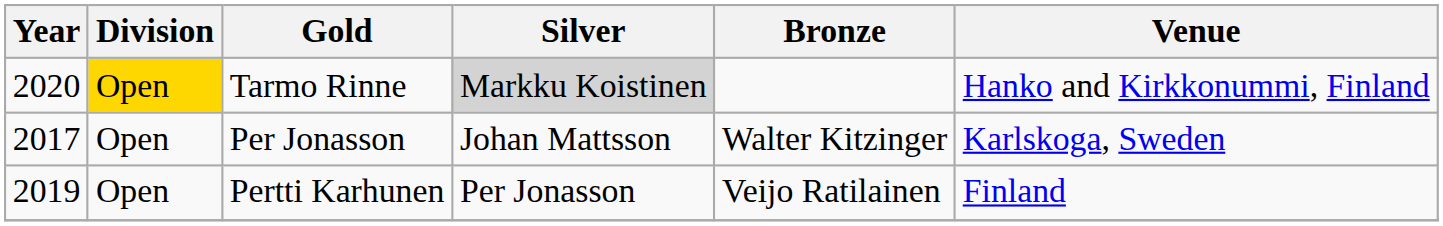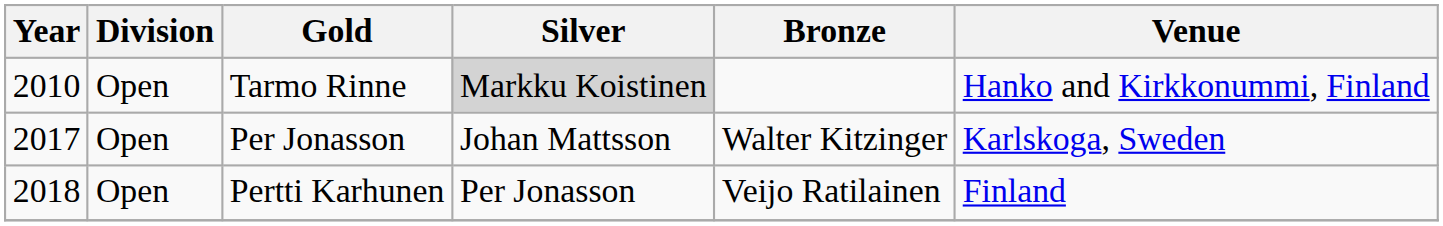(47, 84) 2020 -> (47, 84) 2010
(132, 84) gold background -> (132, 84) no background
(47, 191) 2019 -> (47, 191) 2018
